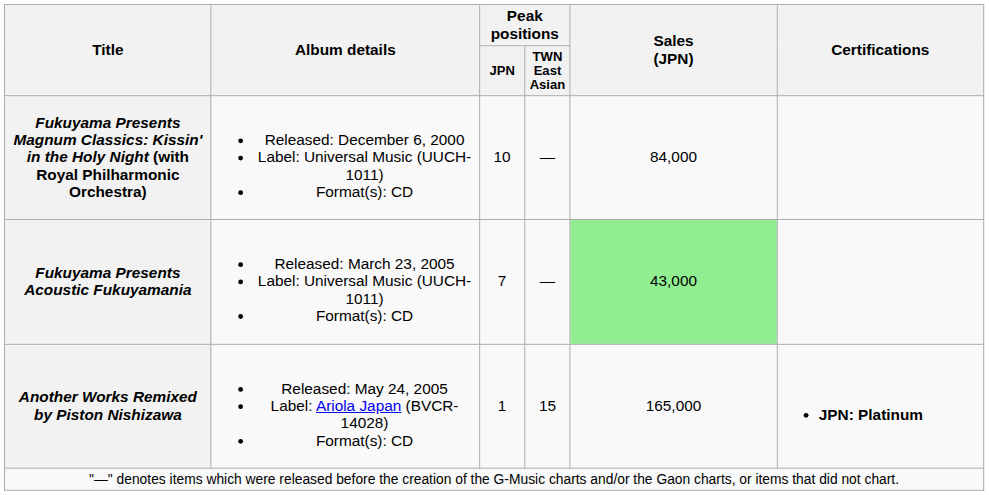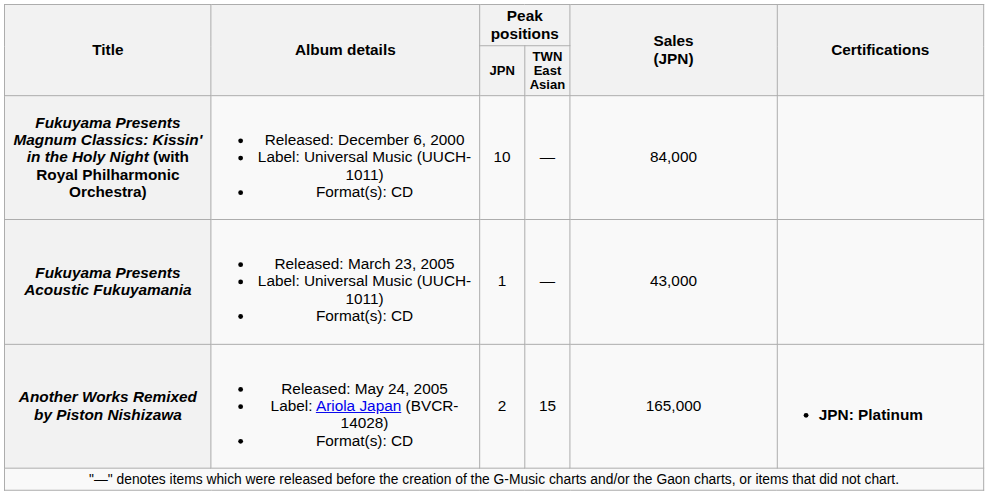(502, 281) 7 -> (502, 281) 1
(674, 281) lightgreen background -> (674, 281) no background
(502, 406) 1 -> (502, 406) 2
